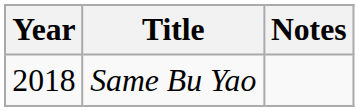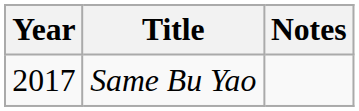(44, 79) 2018 -> (44, 79) 2017
